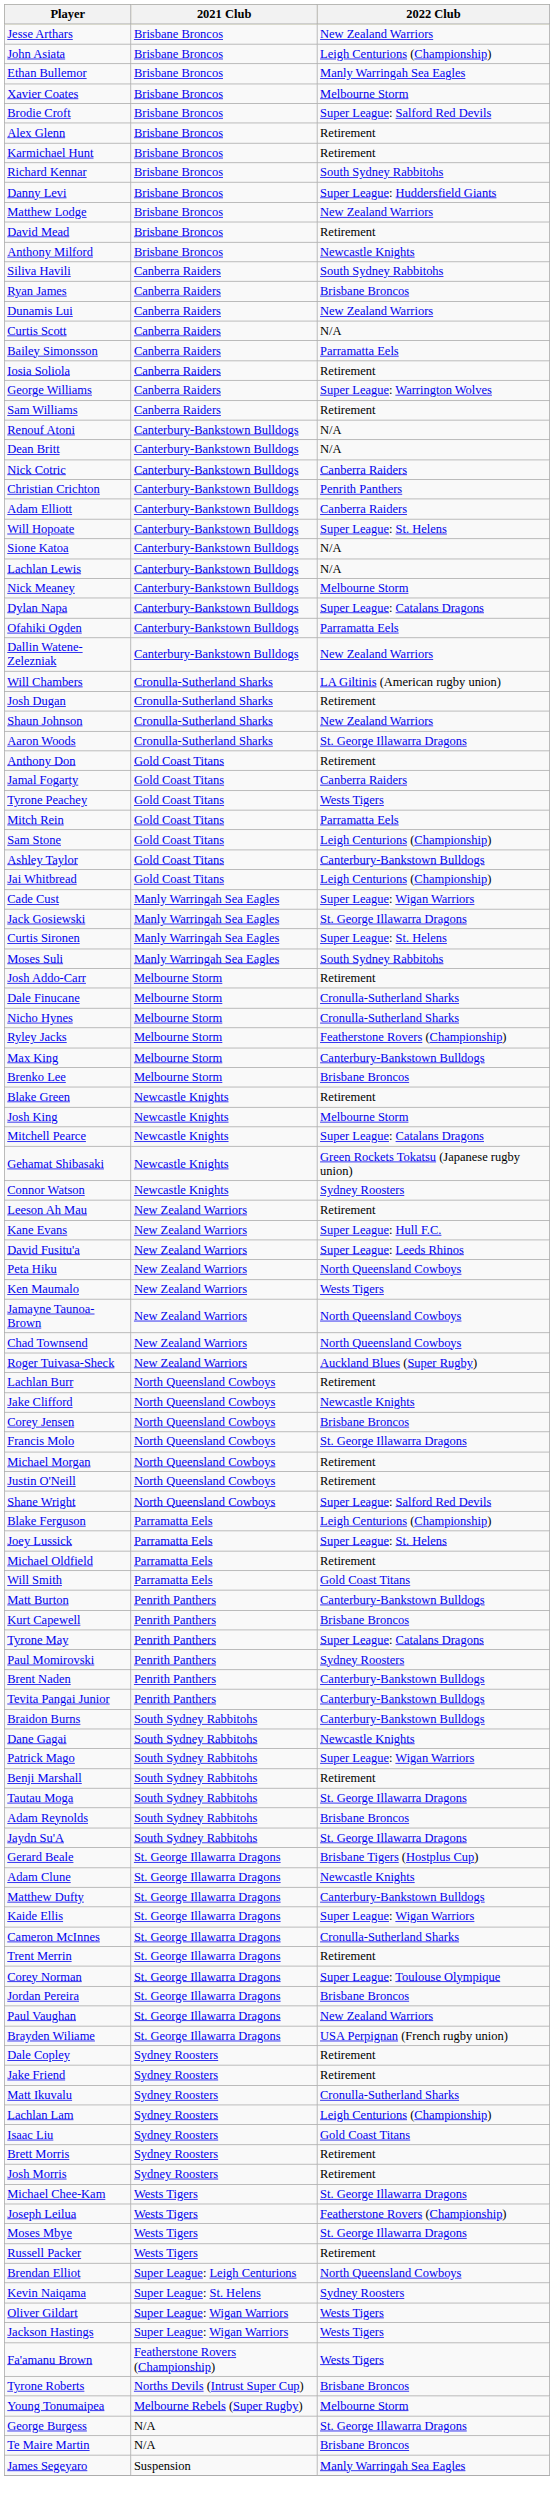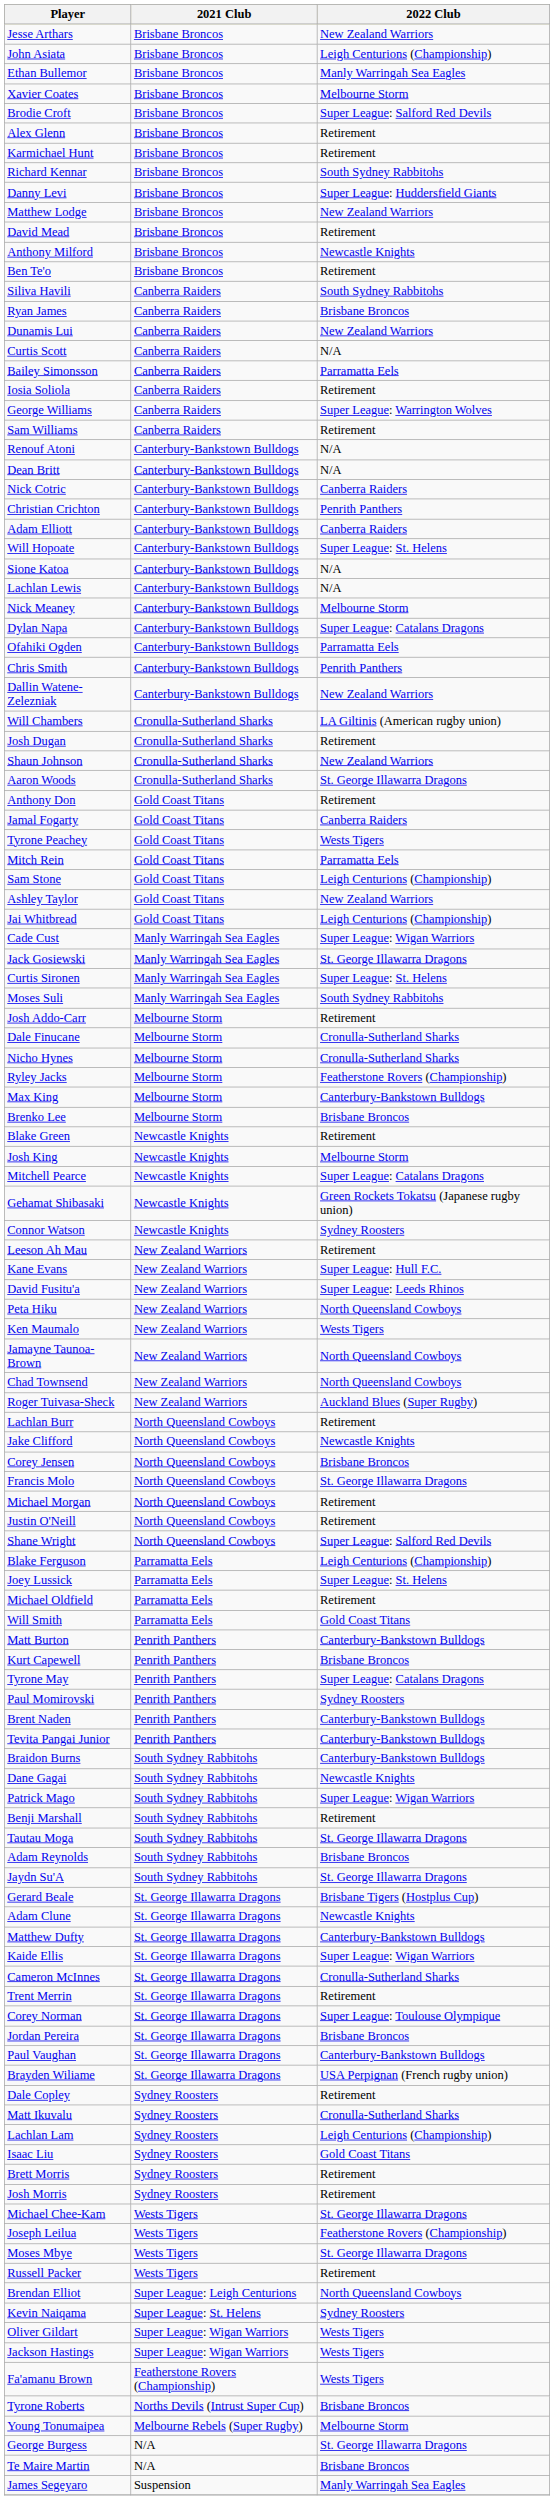+ row: (29, 271)
+ row: (37, 667)
(402, 859) Canterbury-Bankstown Bulldogs -> (377, 899) New Zealand Warriors
(377, 2015) New Zealand Warriors -> (402, 2055) Canterbury-Bankstown Bulldogs
- row: (36, 2075)
